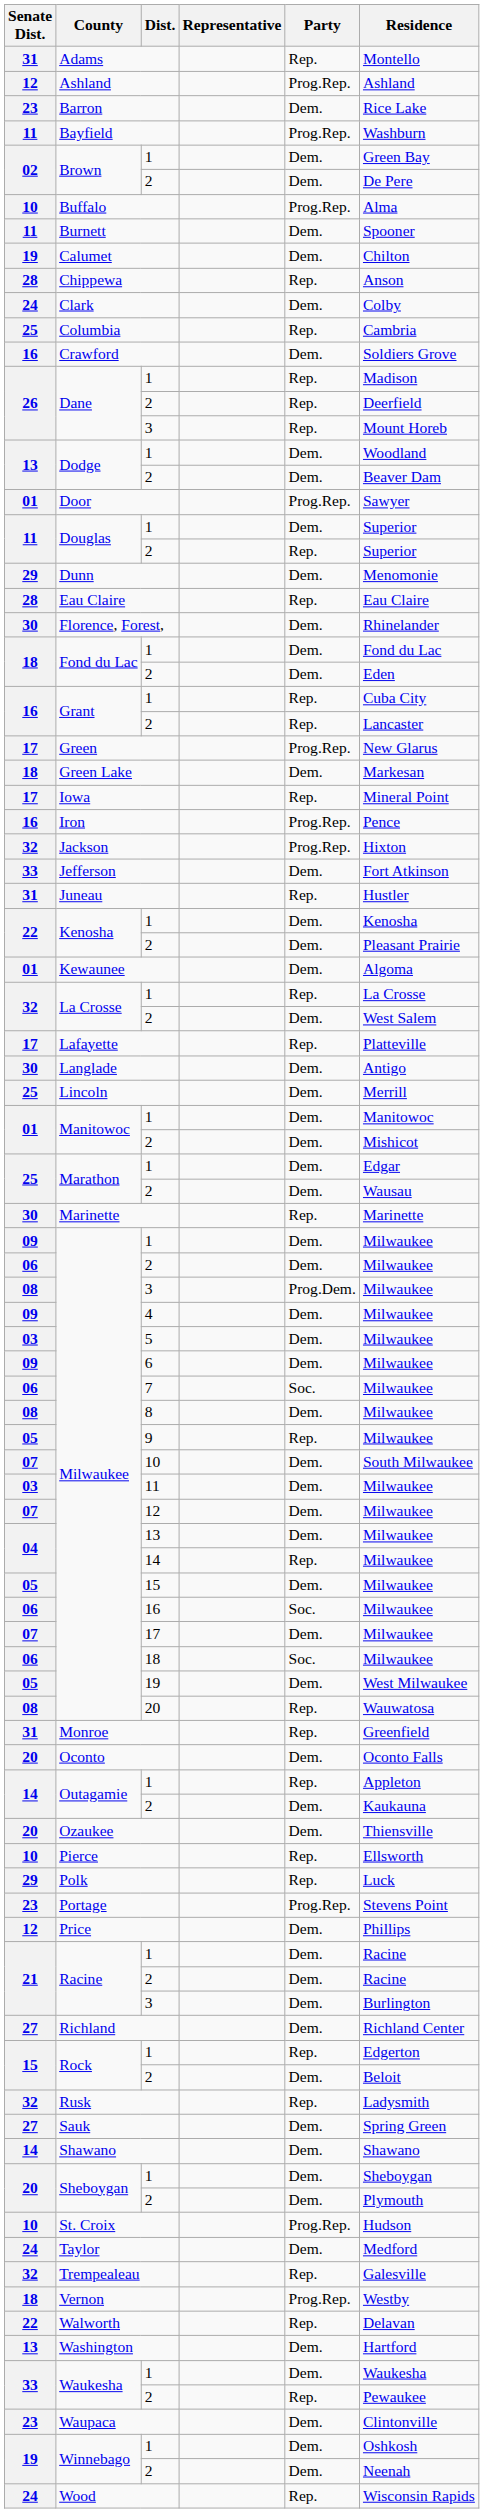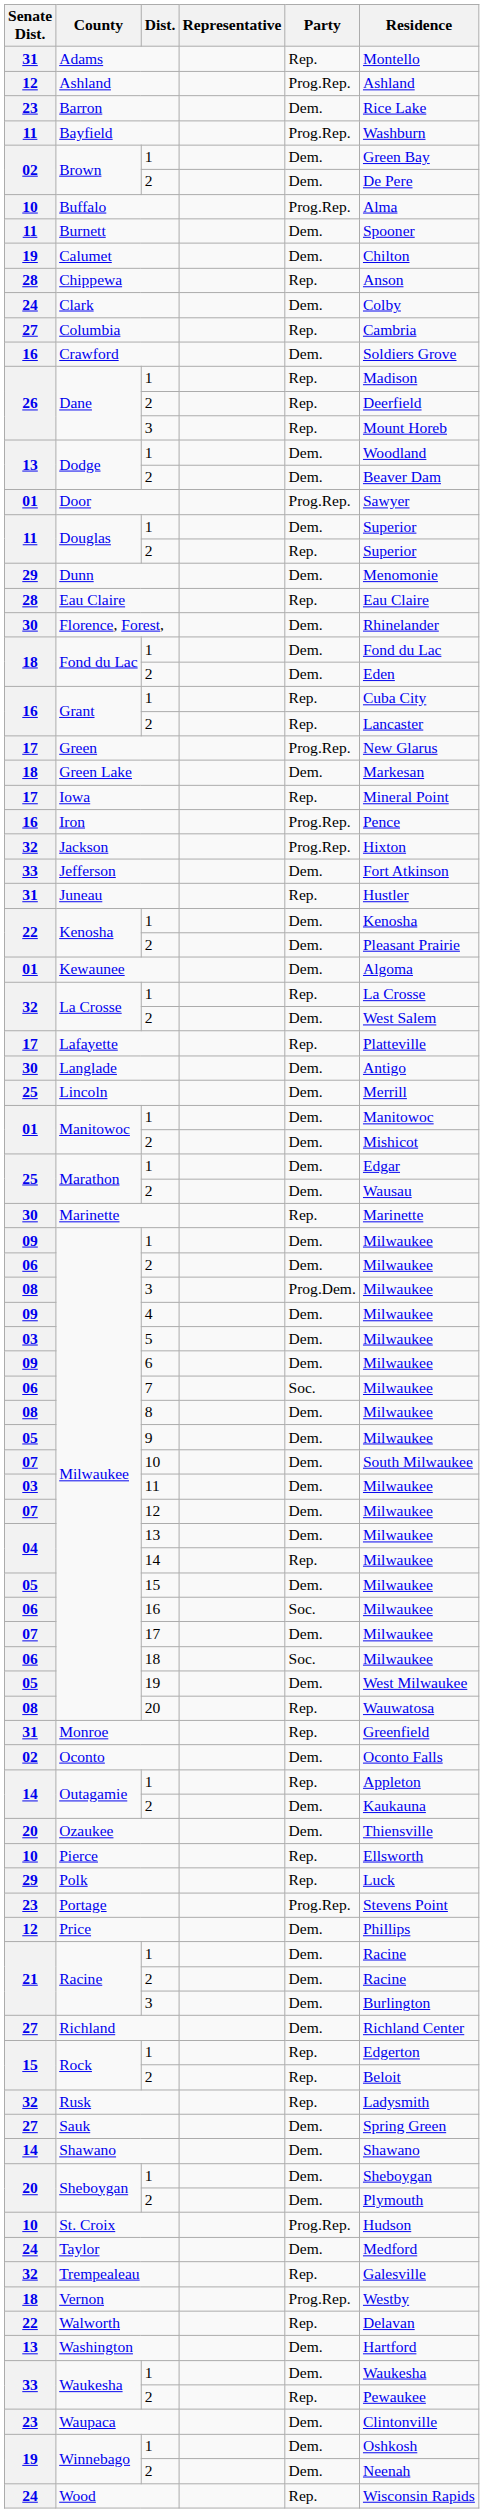(30, 329) 25 -> (30, 329) 27
(303, 1437) Rep. -> (306, 1437) Dem.
(30, 1757) 20 -> (30, 1757) 02
(306, 2077) Dem. -> (303, 2077) Rep.
